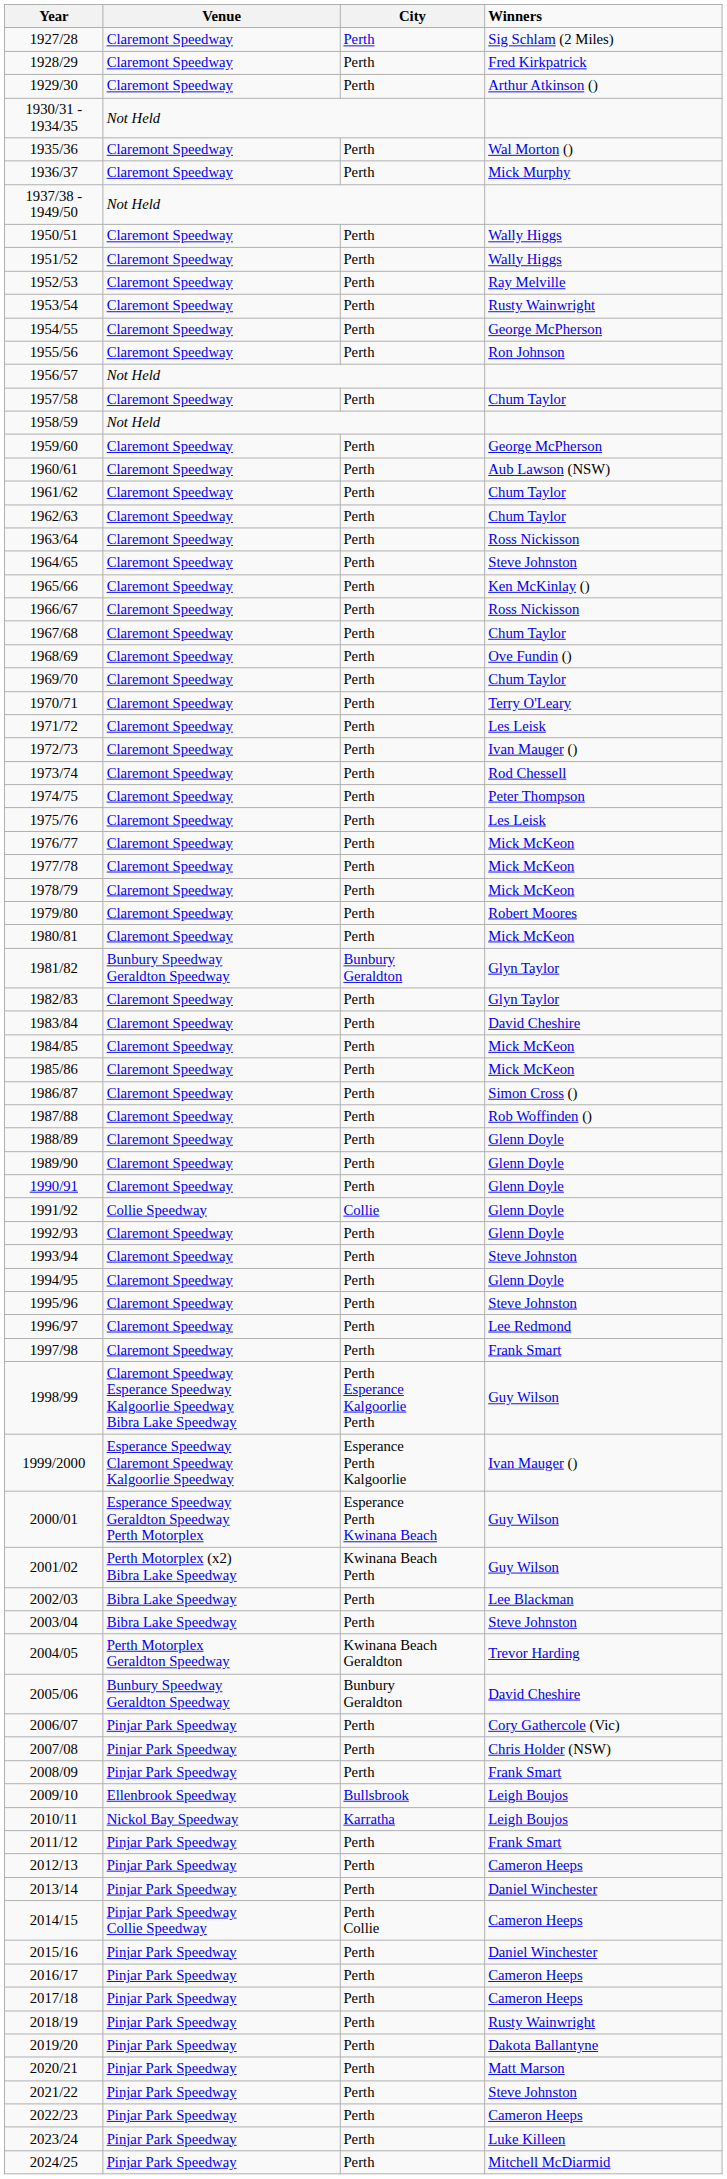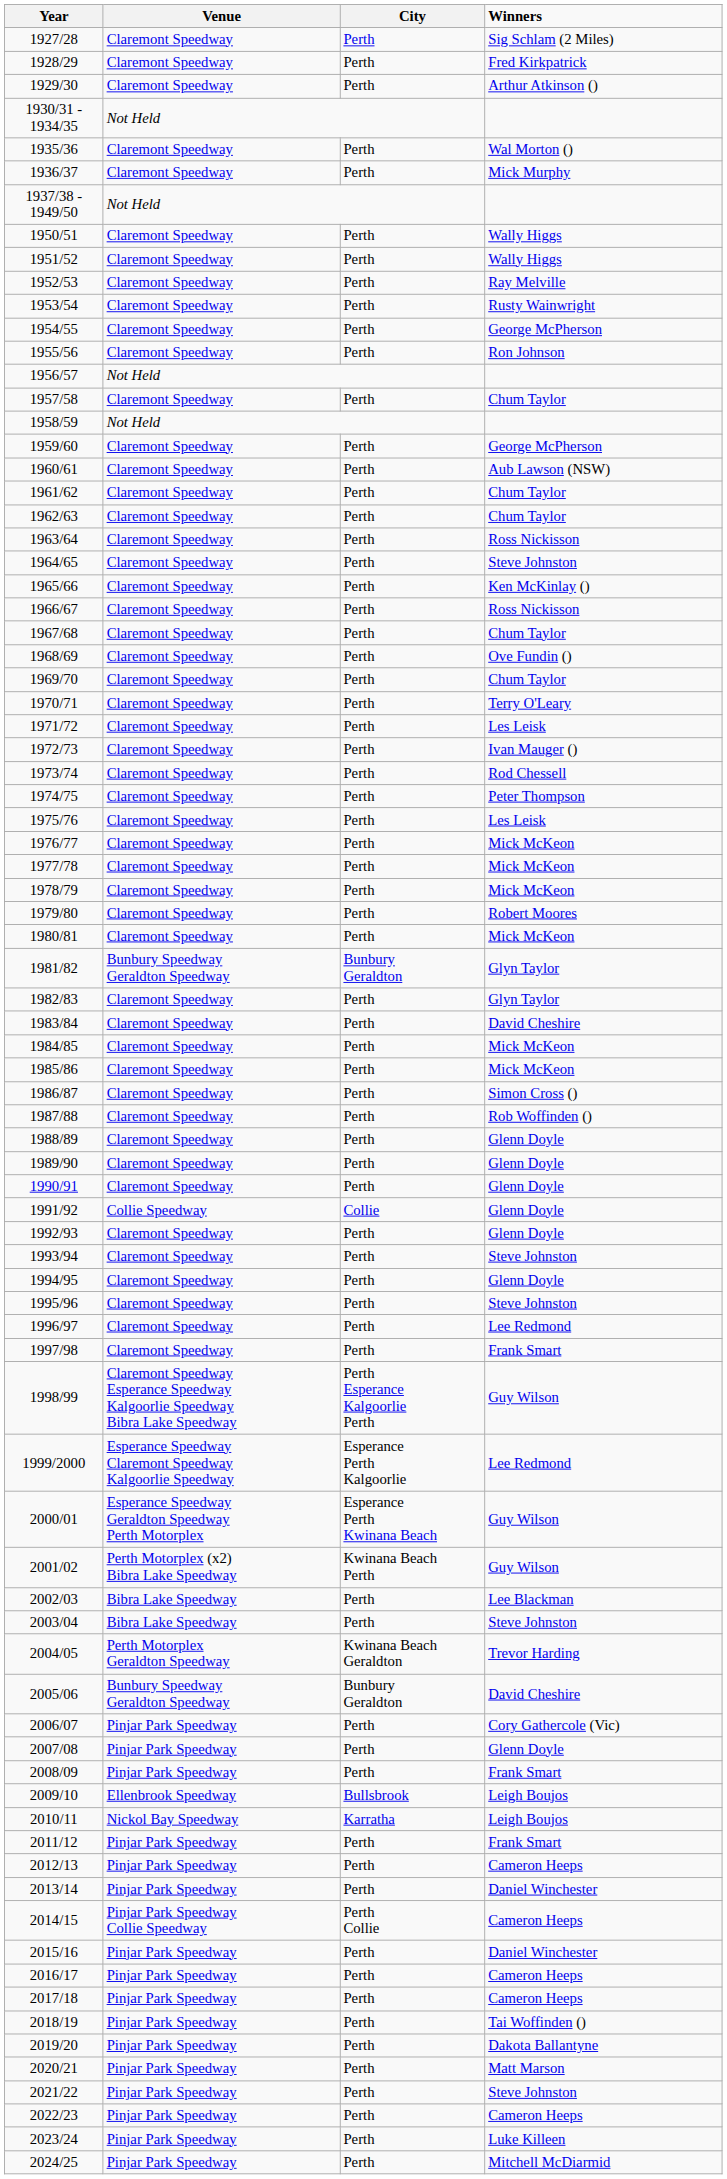(533, 1462) Ivan Mauger () -> (530, 1462) Lee Redmond
(550, 1748) Chris Holder (NSW) -> (526, 1748) Glenn Doyle
(542, 2022) Rusty Wainwright -> (537, 2022) Tai Woffinden ()
